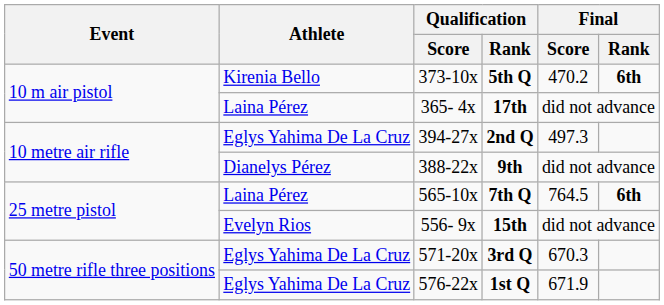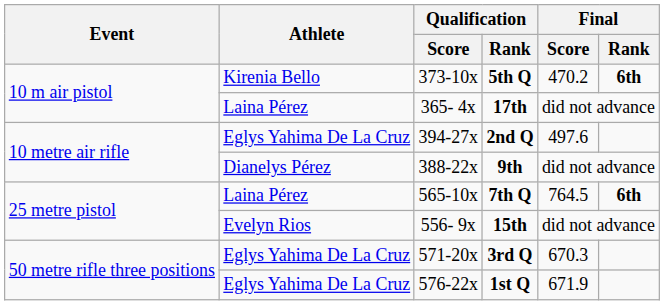(568, 137) 497.3 -> (568, 137) 497.6
